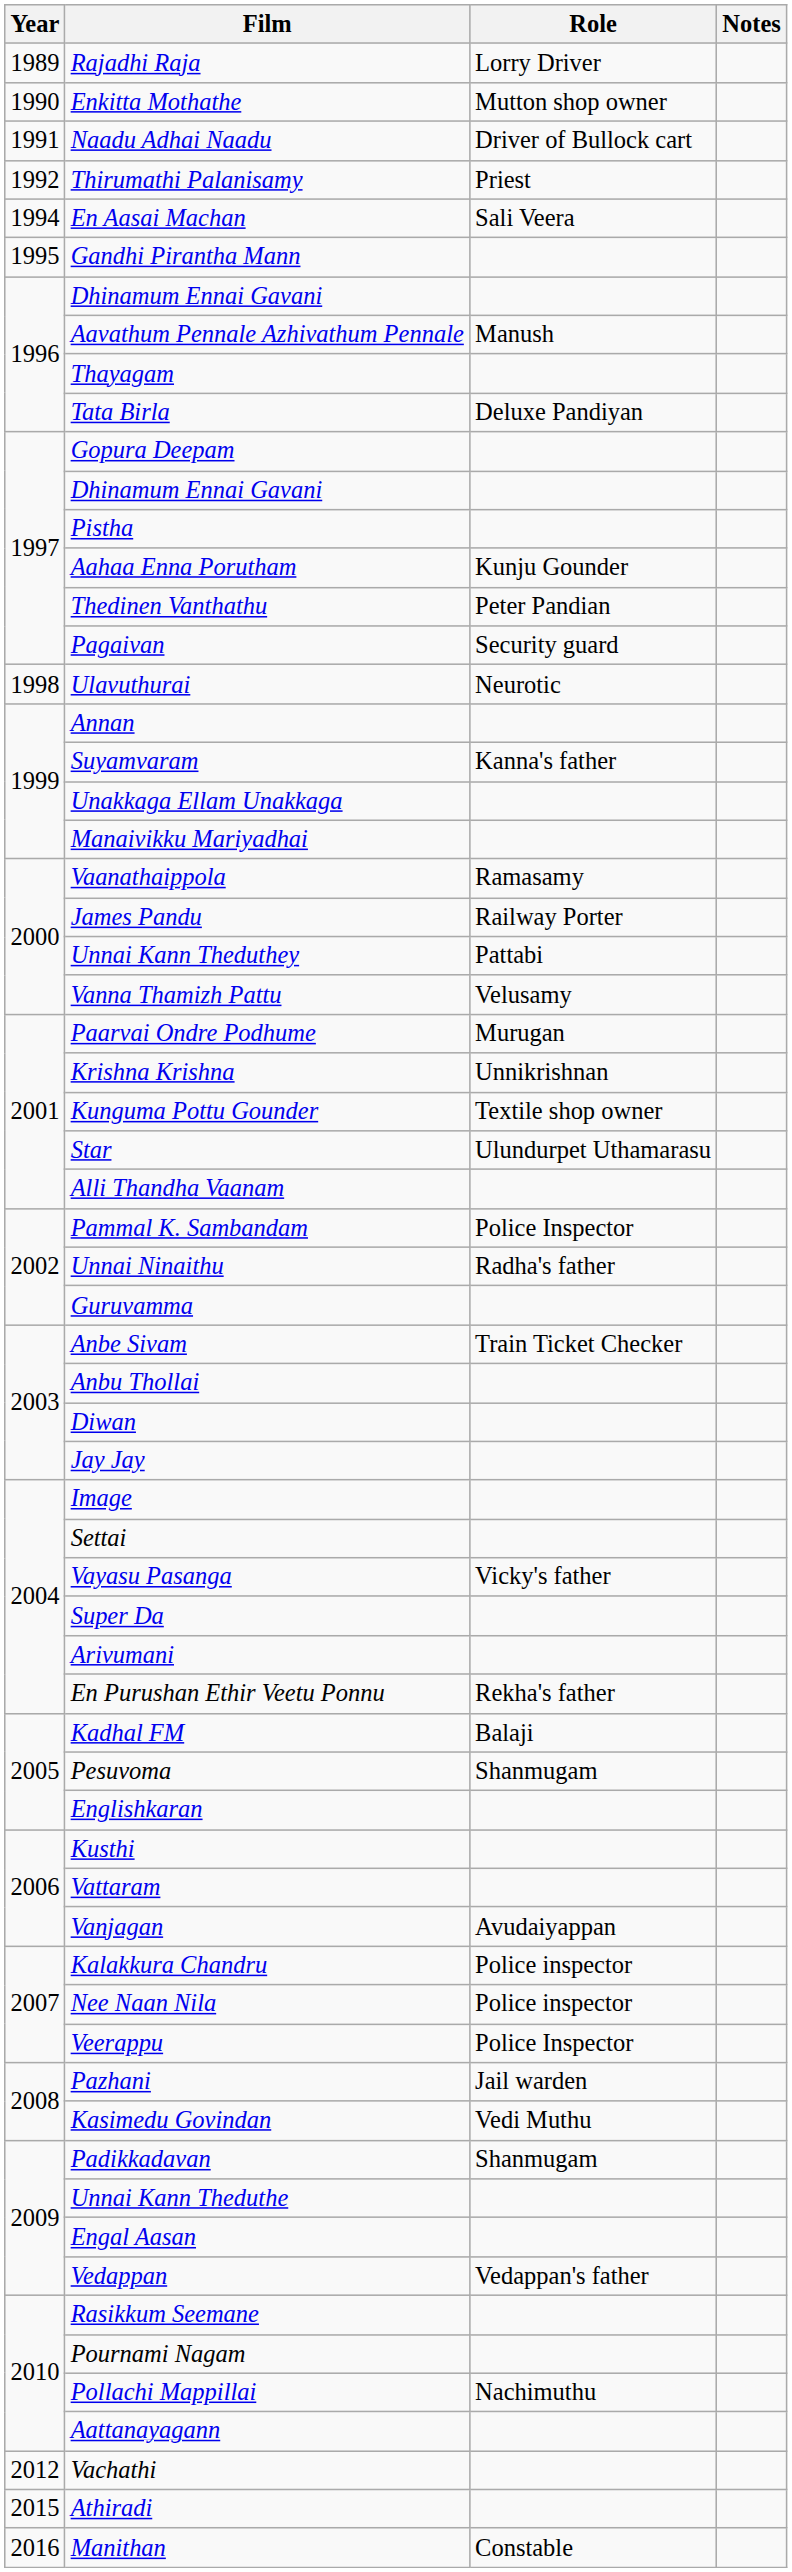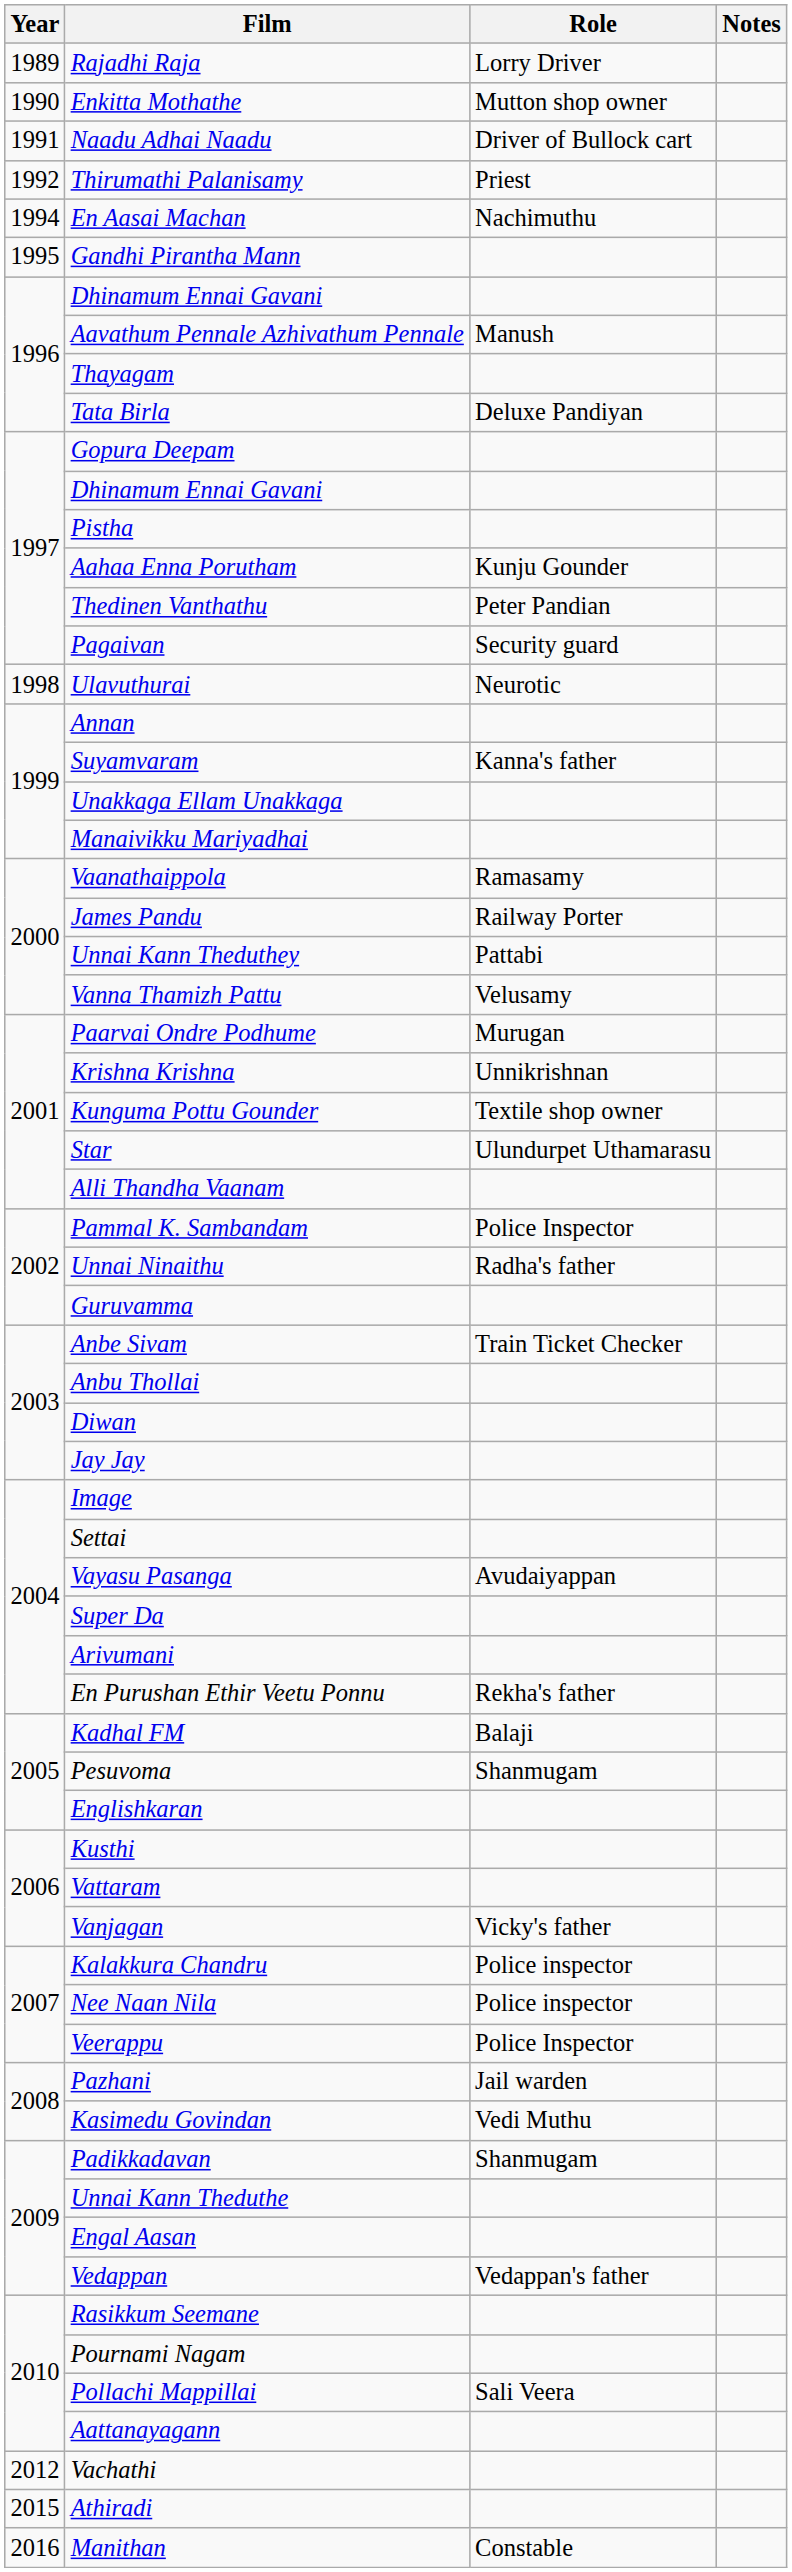(525, 218) Sali Veera -> (536, 218) Nachimuthu
(543, 1576) Vicky's father -> (546, 1576) Avudaiyappan
(546, 1926) Avudaiyappan -> (543, 1926) Vicky's father
(536, 2392) Nachimuthu -> (525, 2392) Sali Veera
